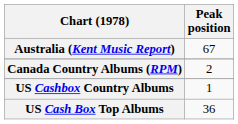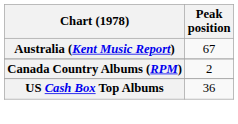- row: (95, 88)
